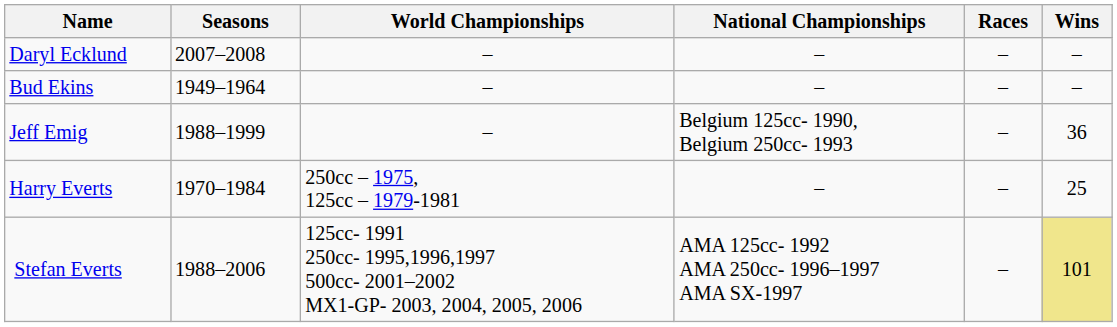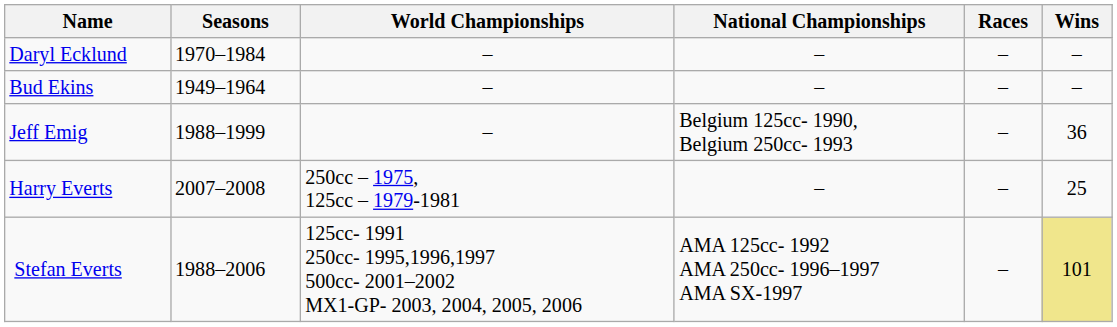(220, 54) 2007–2008 -> (220, 54) 1970–1984
(220, 189) 1970–1984 -> (220, 189) 2007–2008
